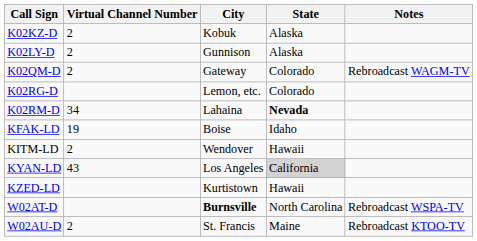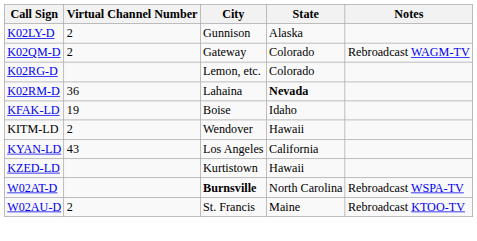- row: (32, 33)
(73, 110) 34 -> (73, 91) 36
(294, 168) lightgrey background -> (294, 149) no background
